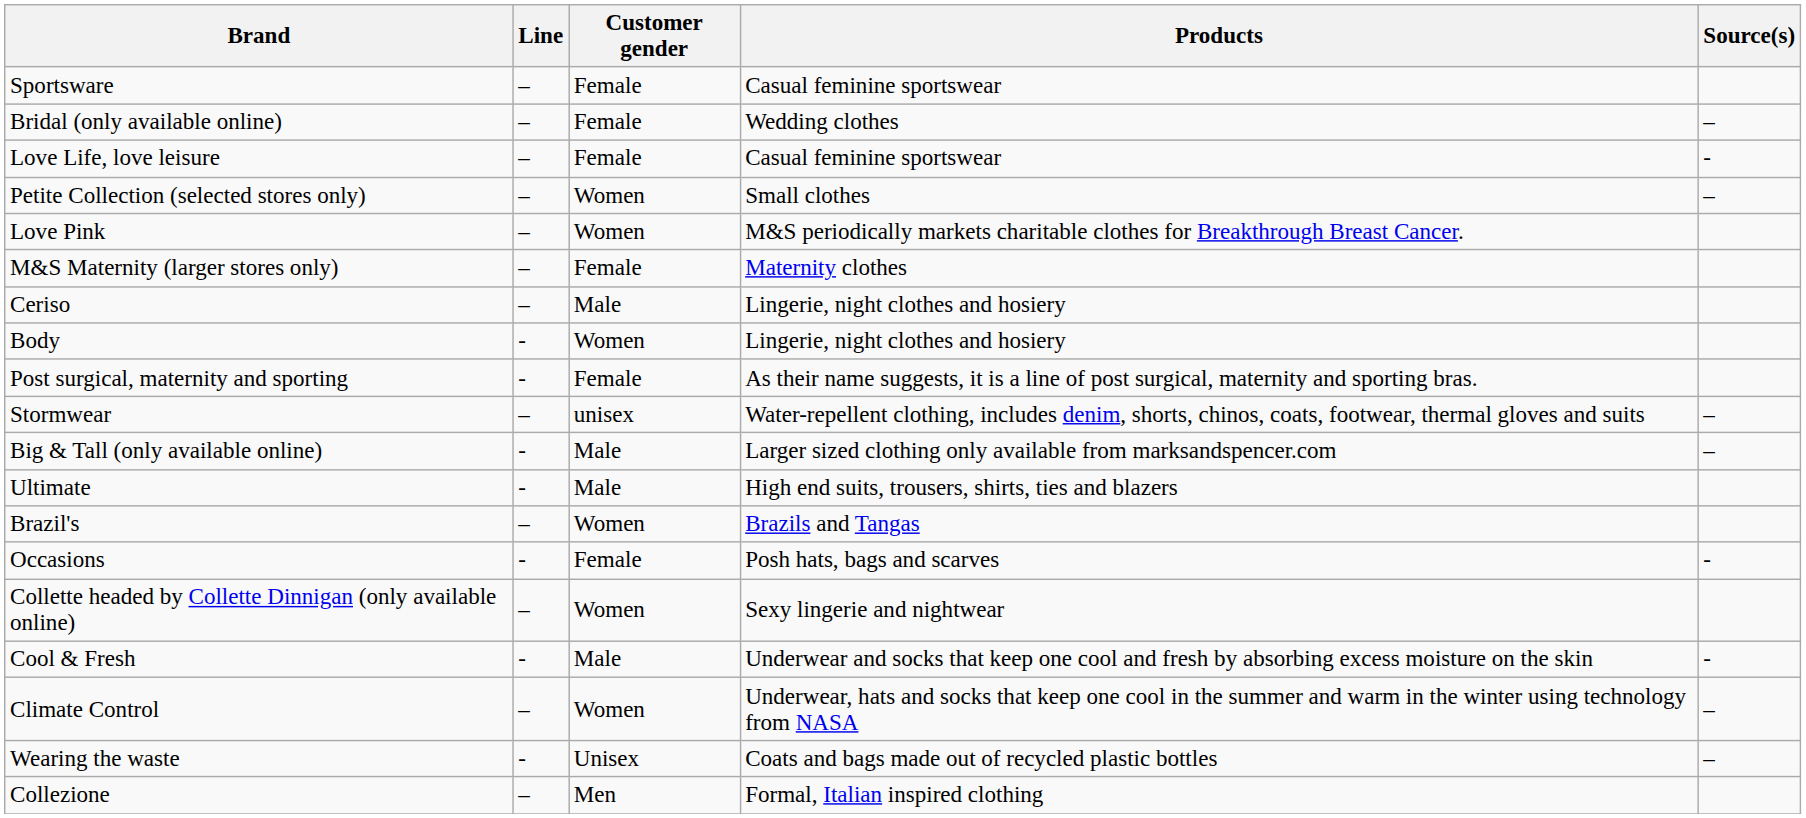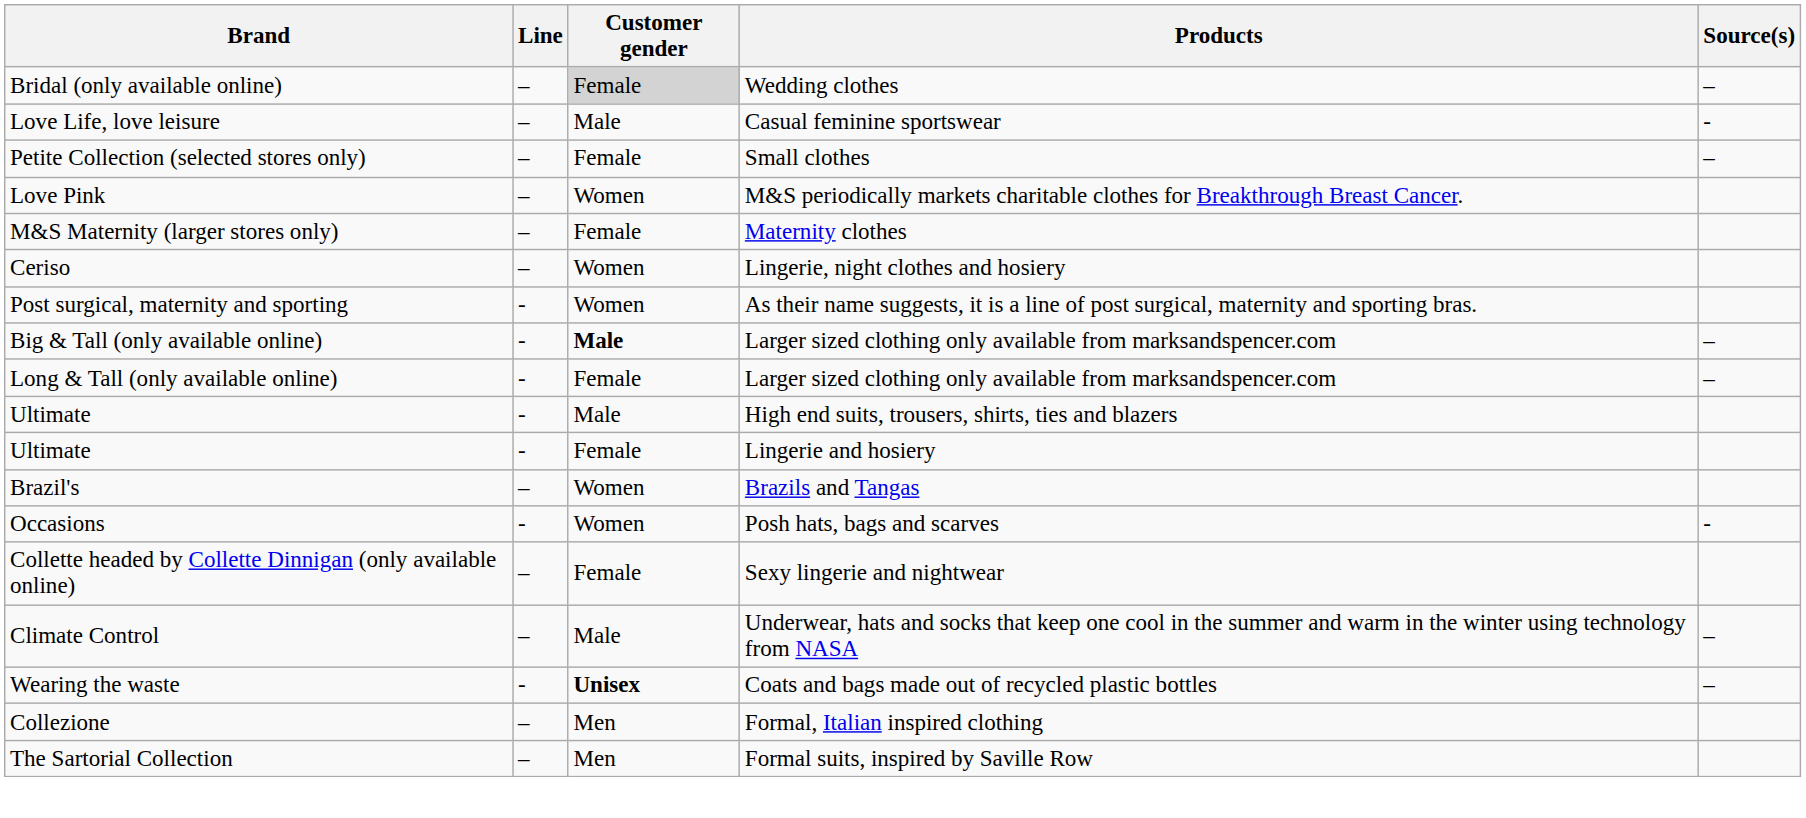- row: (62, 85)
(608, 121) no background -> (607, 85) lightgrey background
(608, 158) Female -> (597, 121) Male
(609, 194) Women -> (607, 158) Female
(597, 304) Male -> (609, 267) Women
- row: (35, 341)
(608, 377) Female -> (609, 304) Women
- row: (61, 414)
(597, 450) normal -> (598, 341) bold
+ row: (174, 377)
+ row: (50, 450)
(608, 560) Female -> (609, 523) Women
(609, 609) Women -> (607, 573) Female
- row: (73, 659)
(609, 708) Women -> (597, 635) Male
(606, 758) normal -> (607, 685) bold
+ row: (121, 758)
